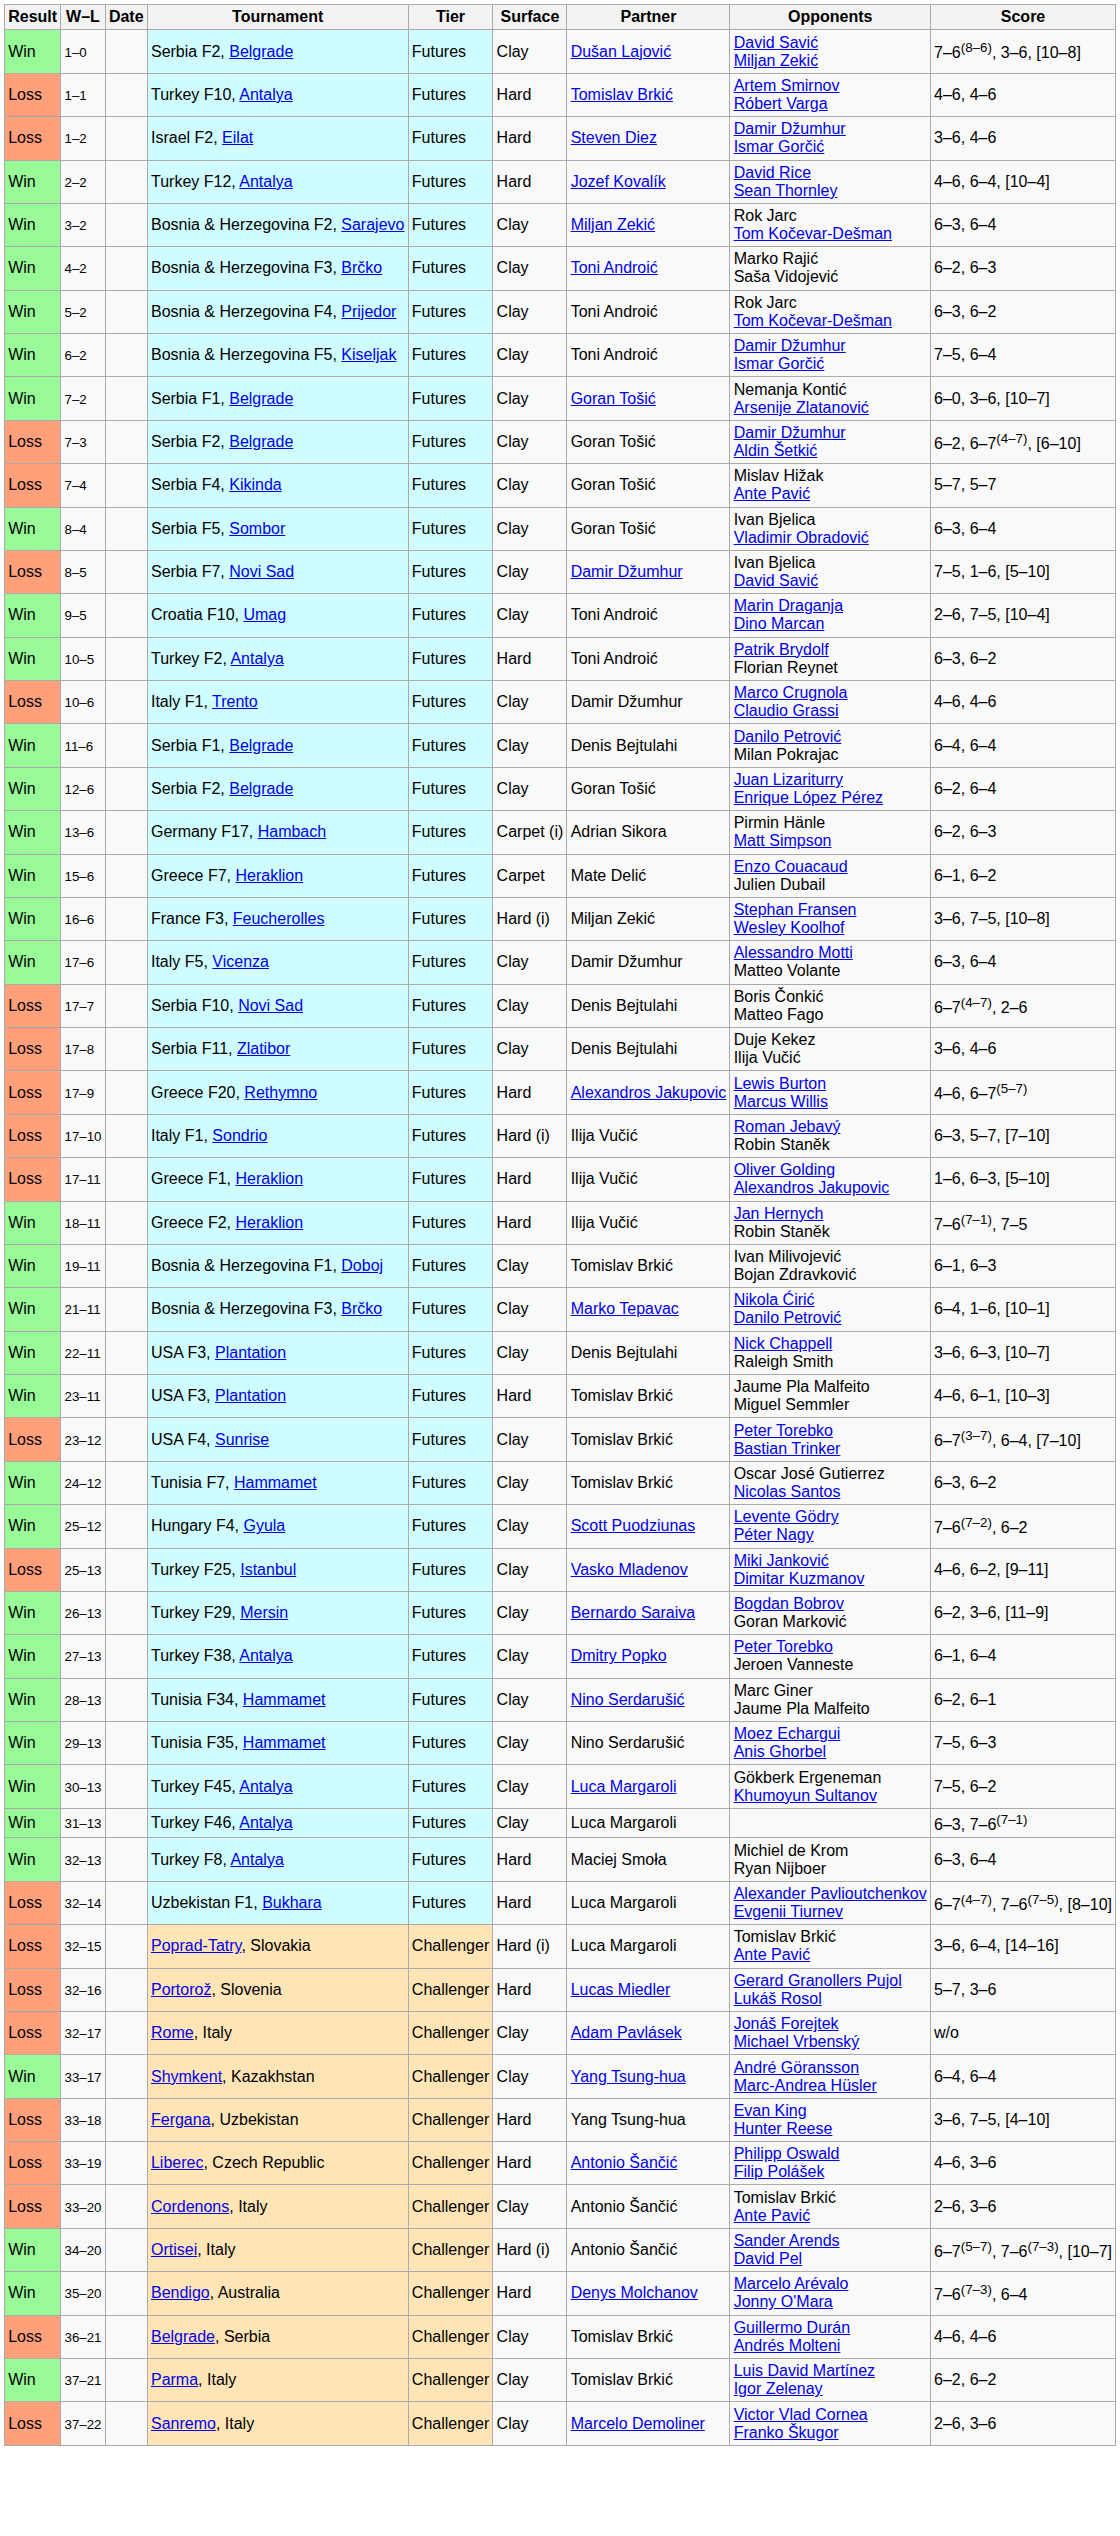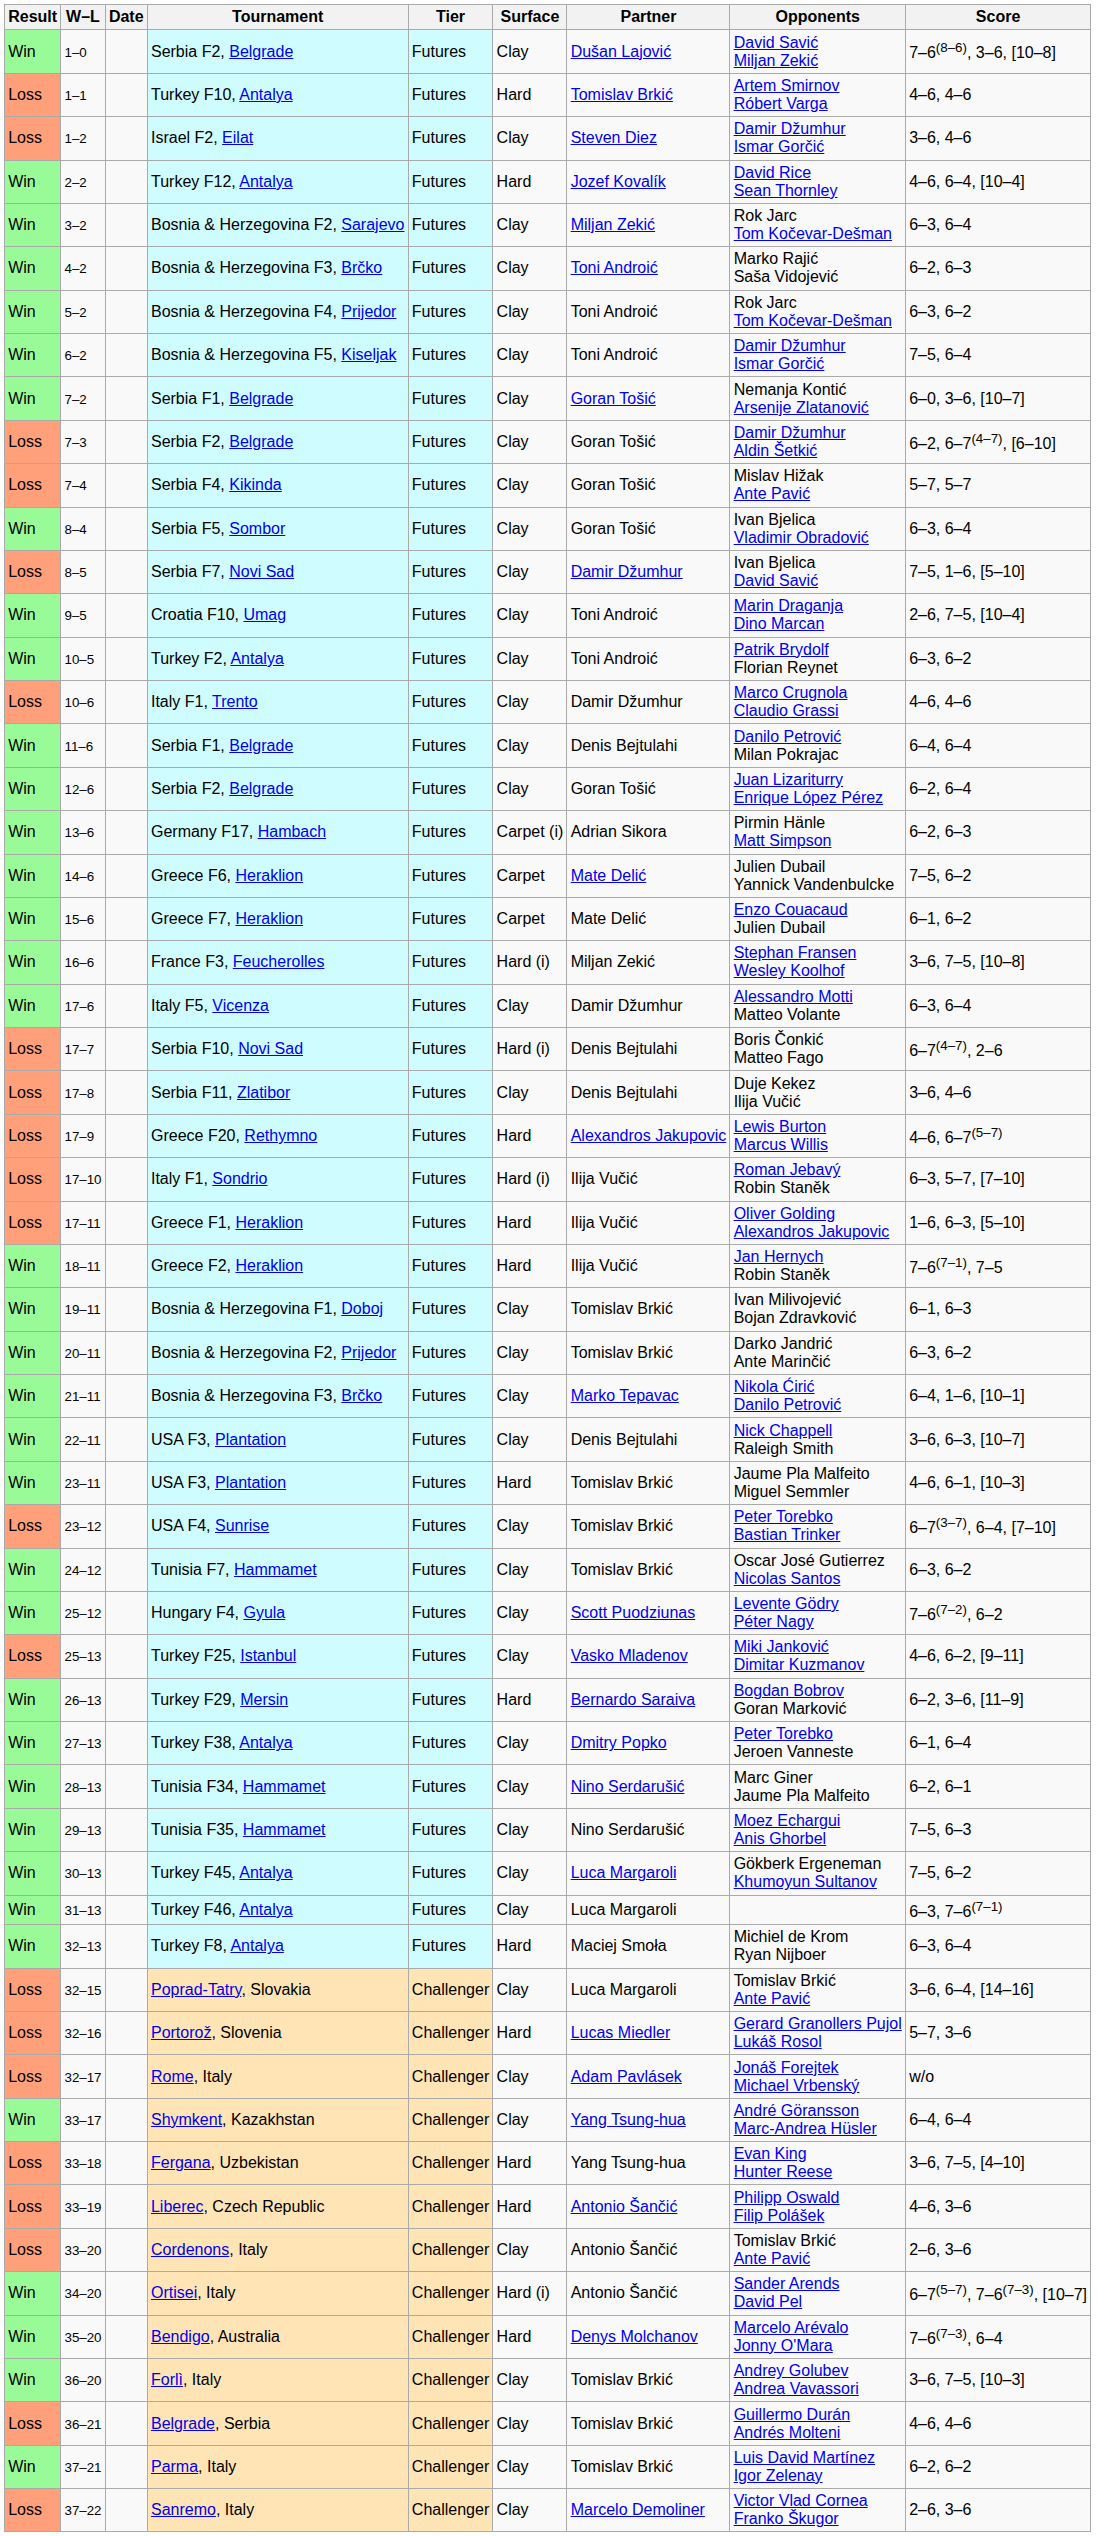(514, 138) Hard -> (513, 138) Clay
(514, 658) Hard -> (513, 658) Clay
+ row: (79, 876)
(513, 1005) Clay -> (523, 1049) Hard (i)
+ row: (83, 1353)
(513, 1613) Clay -> (514, 1699) Hard
- row: (83, 1904)
(523, 1946) Hard (i) -> (513, 1989) Clay
+ row: (83, 2381)
